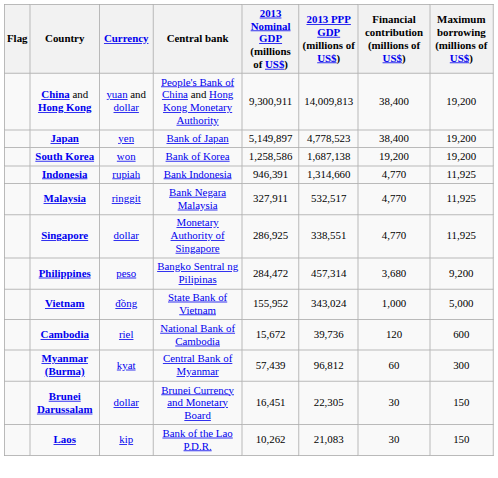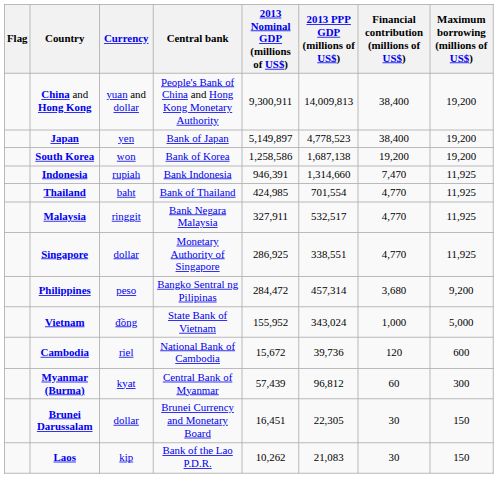(394, 174) 4,770 -> (394, 174) 7,470
+ row: (65, 192)
